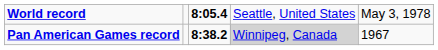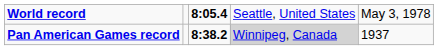(375, 34) 1967 -> (375, 34) 1937
